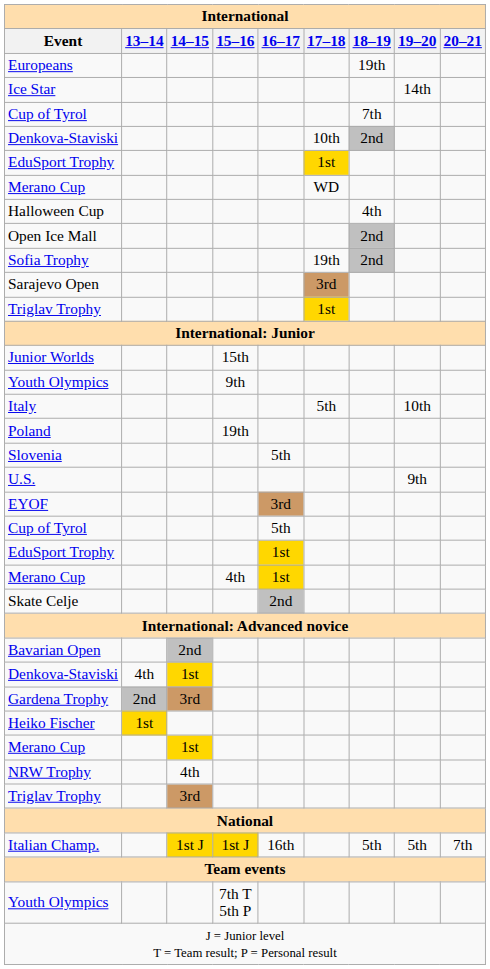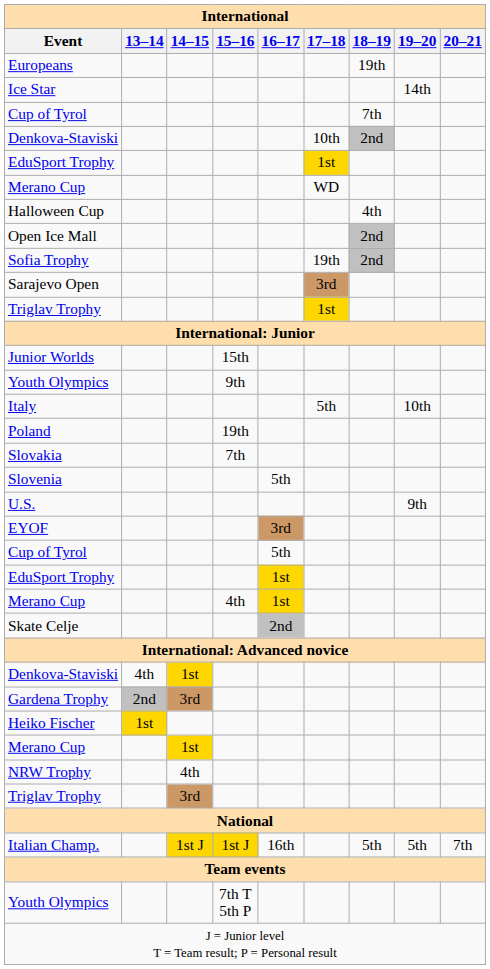+ row: (35, 455)
- row: (54, 650)
